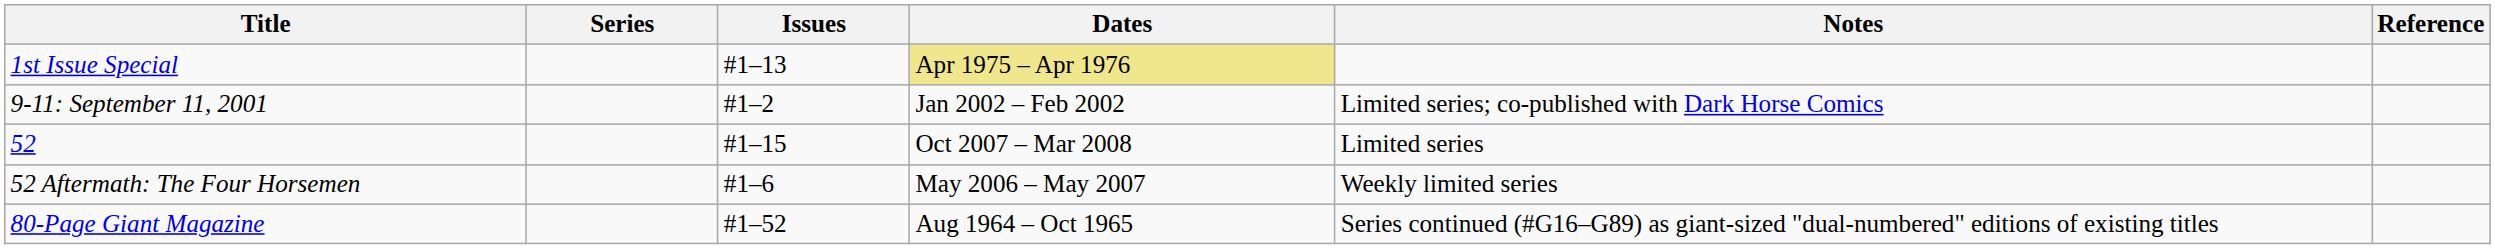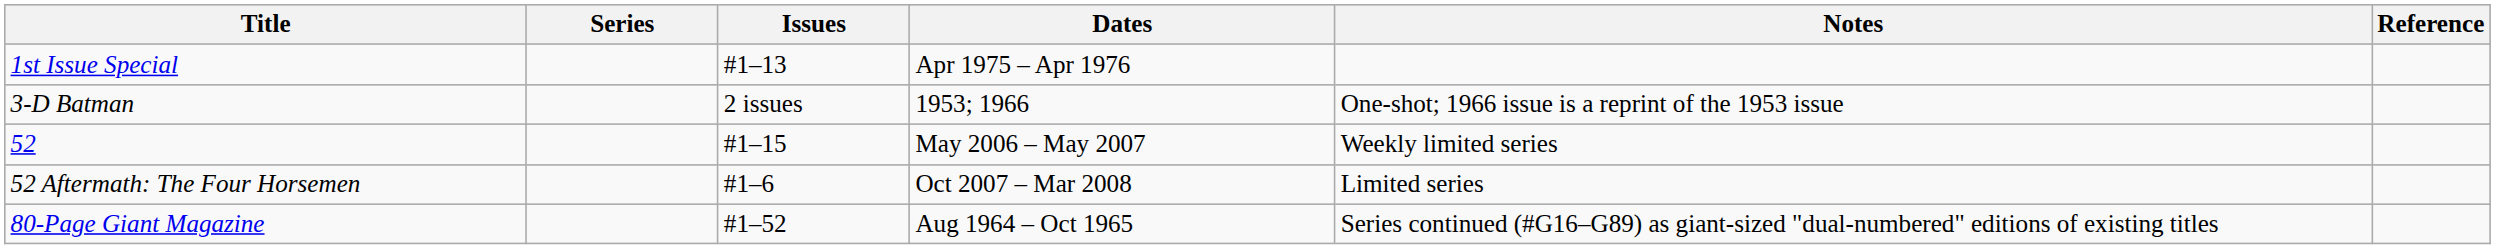(1023, 64) khaki background -> (1023, 64) no background
+ row: (72, 104)
- row: (139, 104)
(1024, 143) Oct 2007 – Mar 2008 -> (1031, 143) May 2006 – May 2007
(1412, 143) Limited series -> (1449, 143) Weekly limited series
(1031, 183) May 2006 – May 2007 -> (1024, 183) Oct 2007 – Mar 2008
(1449, 183) Weekly limited series -> (1412, 183) Limited series
